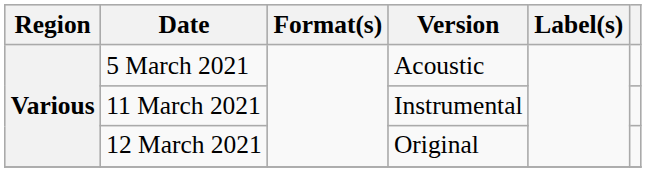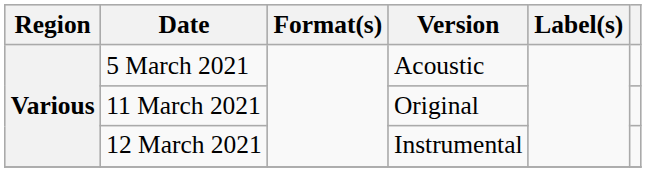(458, 105) Instrumental -> (436, 105) Original
(436, 145) Original -> (458, 145) Instrumental
